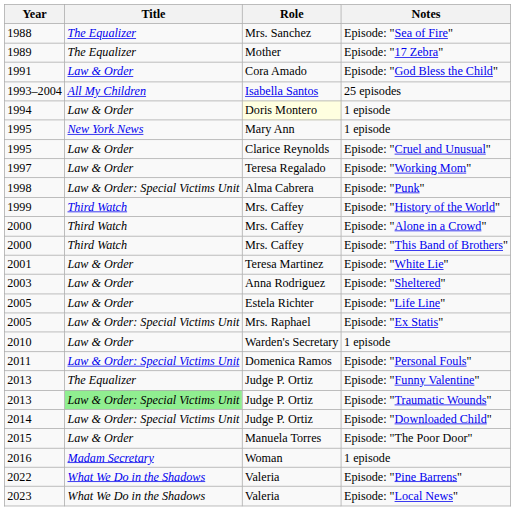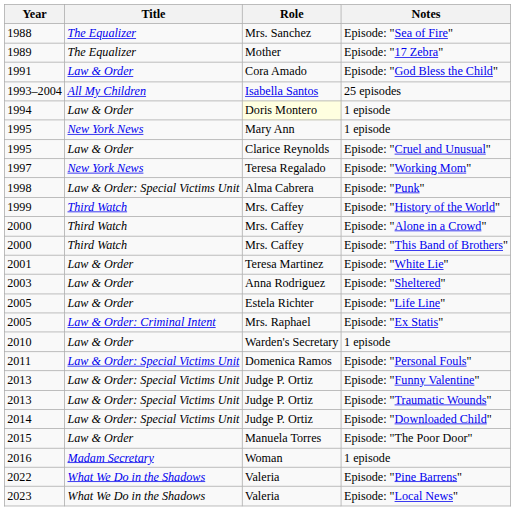(100, 168) Law & Order -> (105, 168) New York News
(153, 322) Law & Order: Special Victims Unit -> (142, 322) Law & Order: Criminal Intent
(102, 380) The Equalizer -> (153, 380) Law & Order: Special Victims Unit
(153, 399) lightgreen background -> (153, 399) no background
